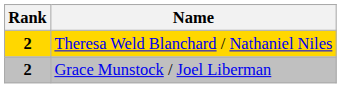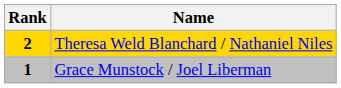(28, 69) 2 -> (28, 69) 1
